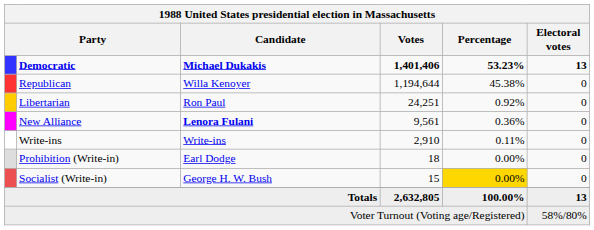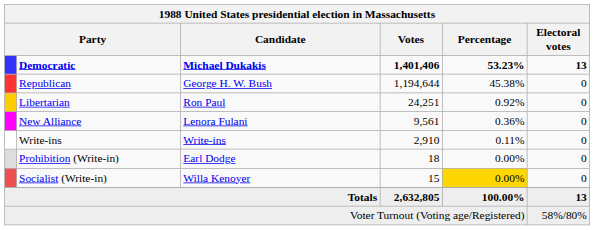(217, 83) Willa Kenoyer -> (228, 83) George H. W. Bush
(218, 121) bold -> (215, 121) normal
(228, 177) George H. W. Bush -> (217, 177) Willa Kenoyer
